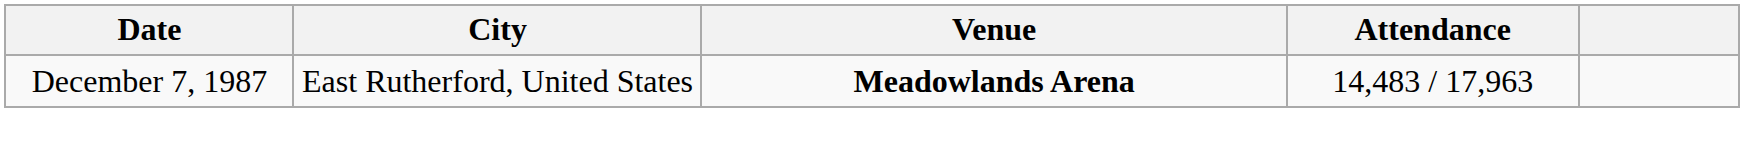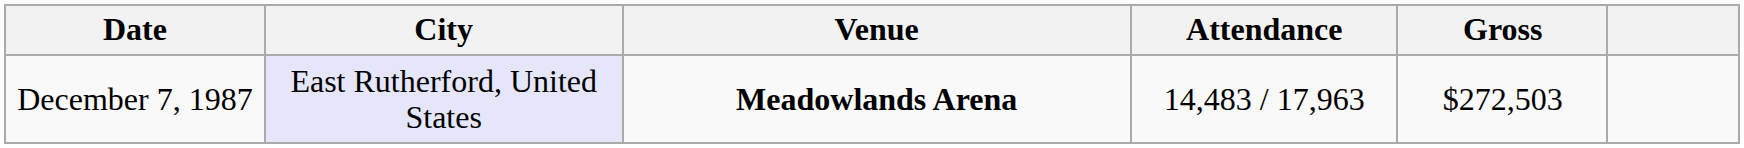+ column: (1503, 29)
(498, 80) no background -> (444, 98) lavender background
